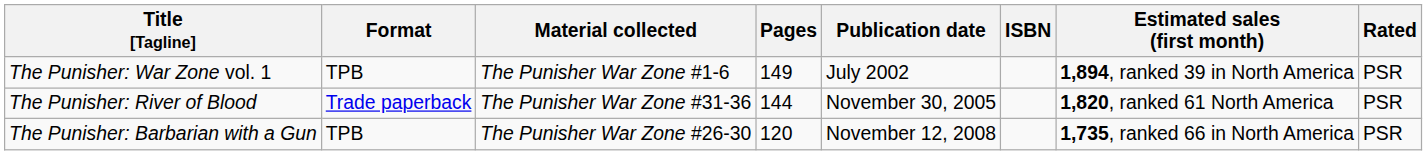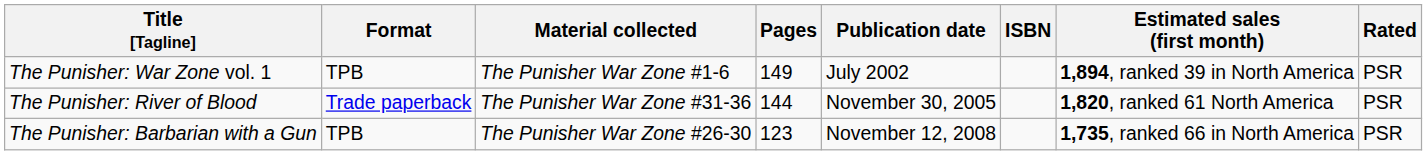(776, 133) 120 -> (776, 133) 123
